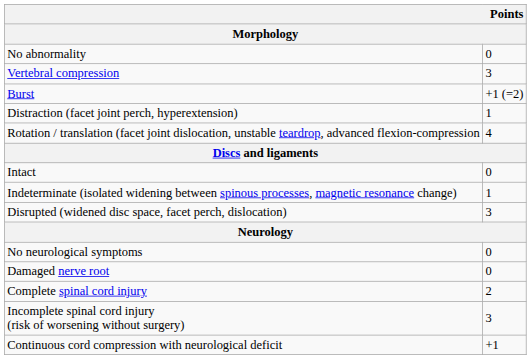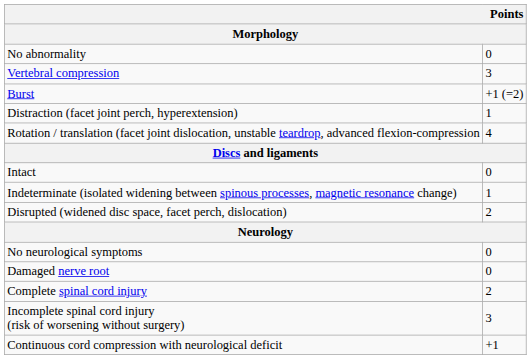(489, 212) 3 -> (489, 212) 2
